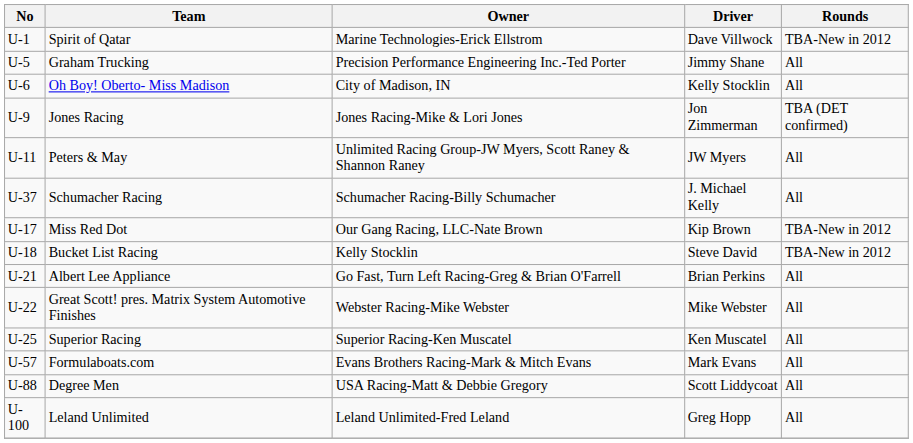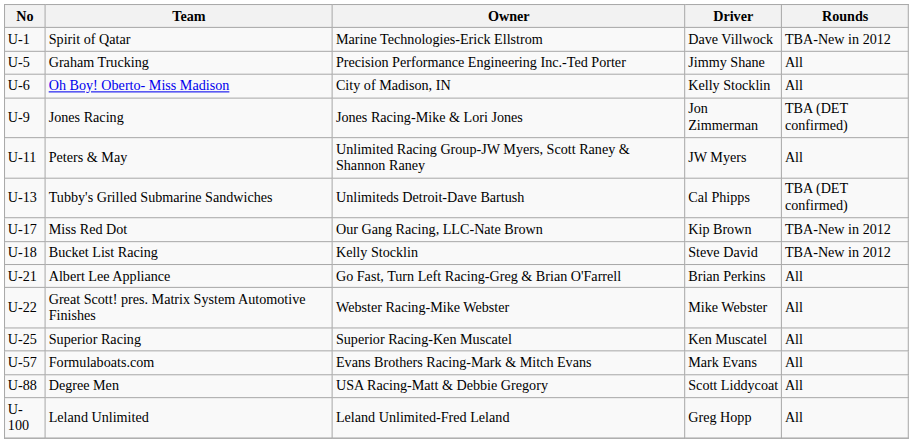- row: (105, 197)
+ row: (161, 197)
